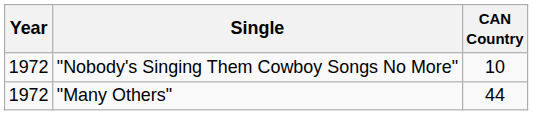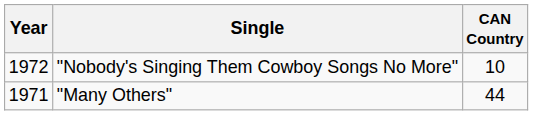(29, 95) 1972 -> (29, 95) 1971
